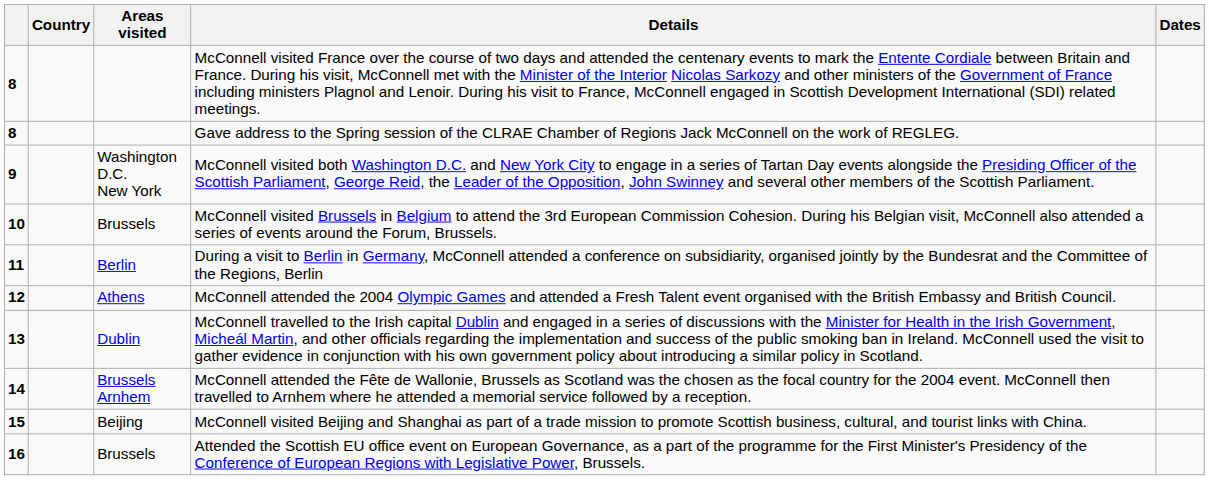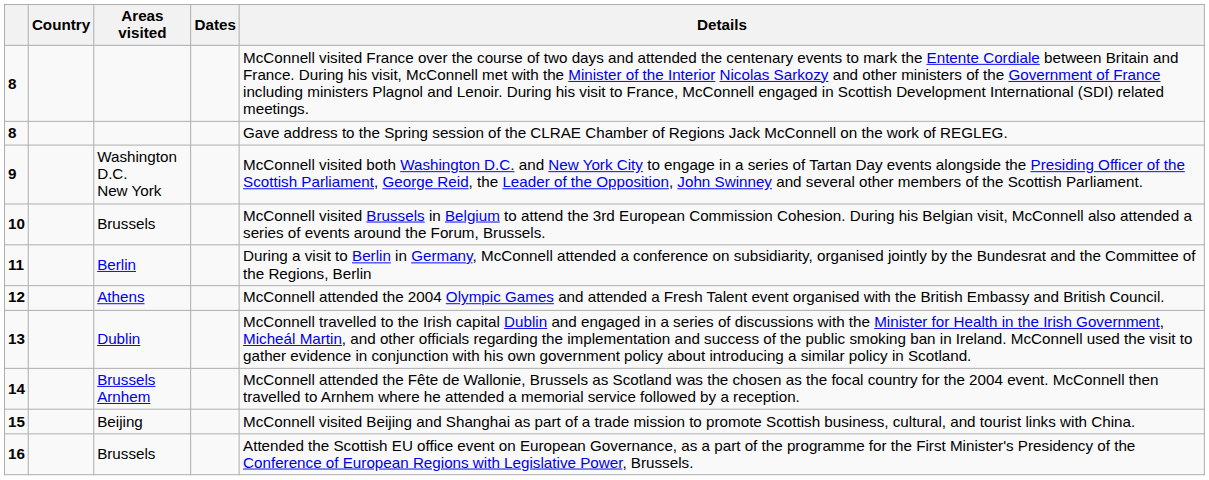columns swapped: (1180, 25) <-> (674, 25)
